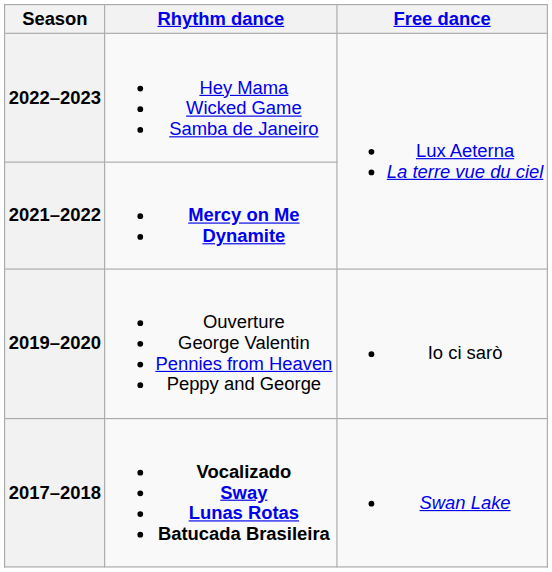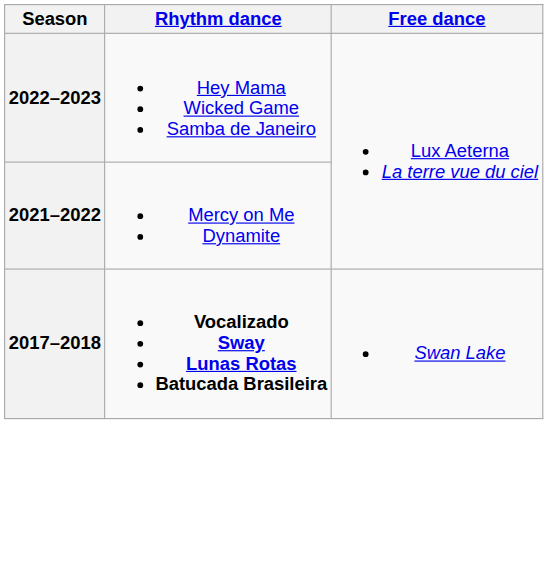(221, 226) bold -> (218, 226) normal
- row: (55, 343)
